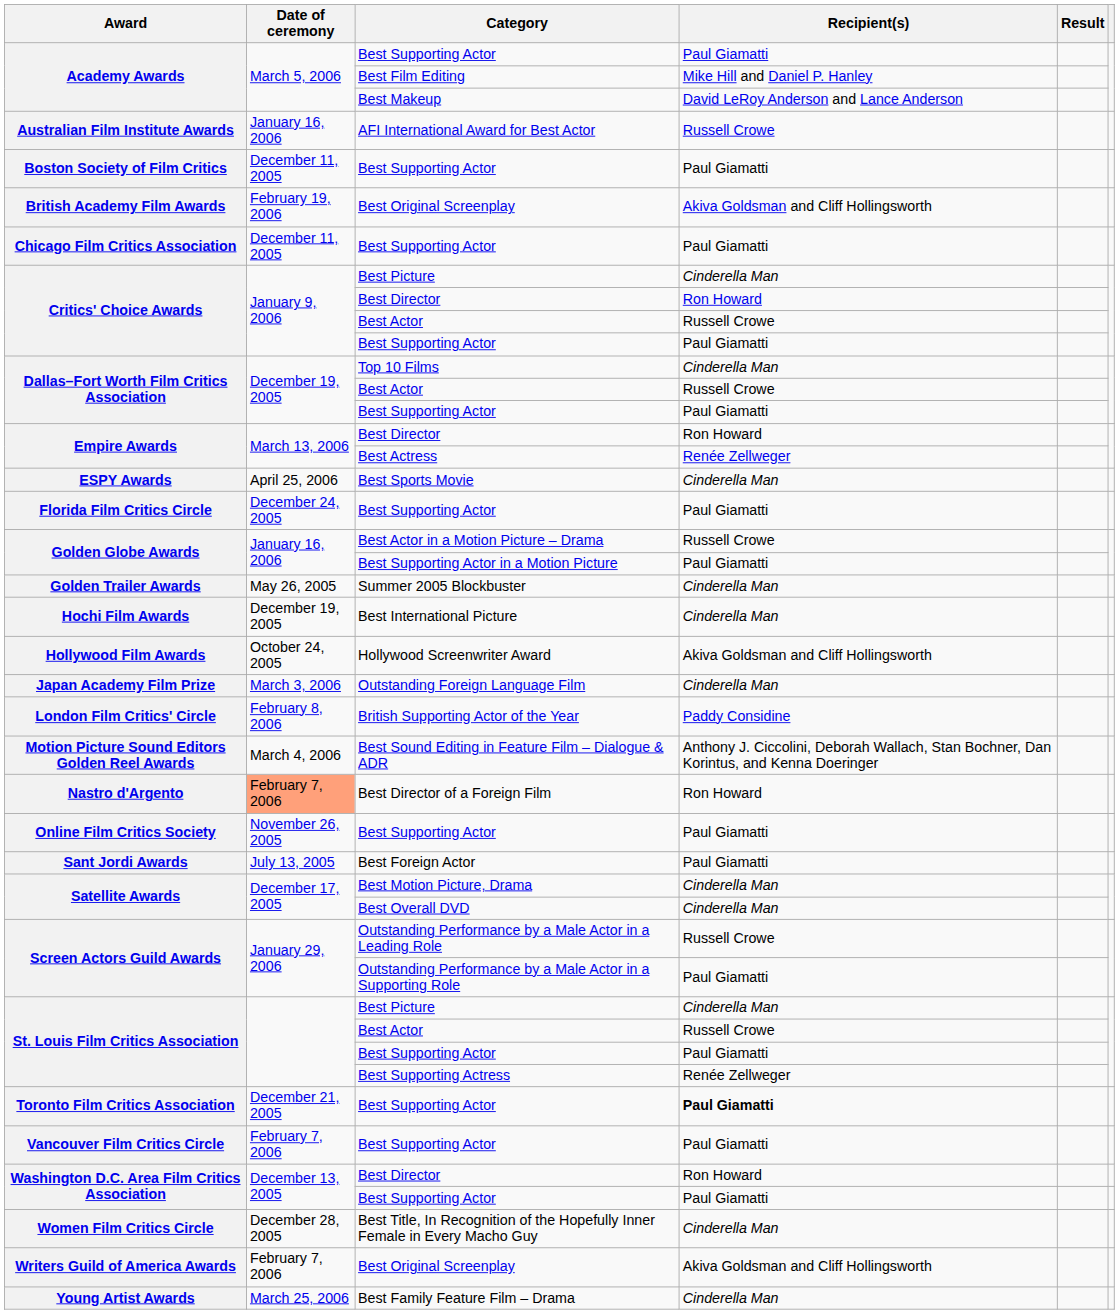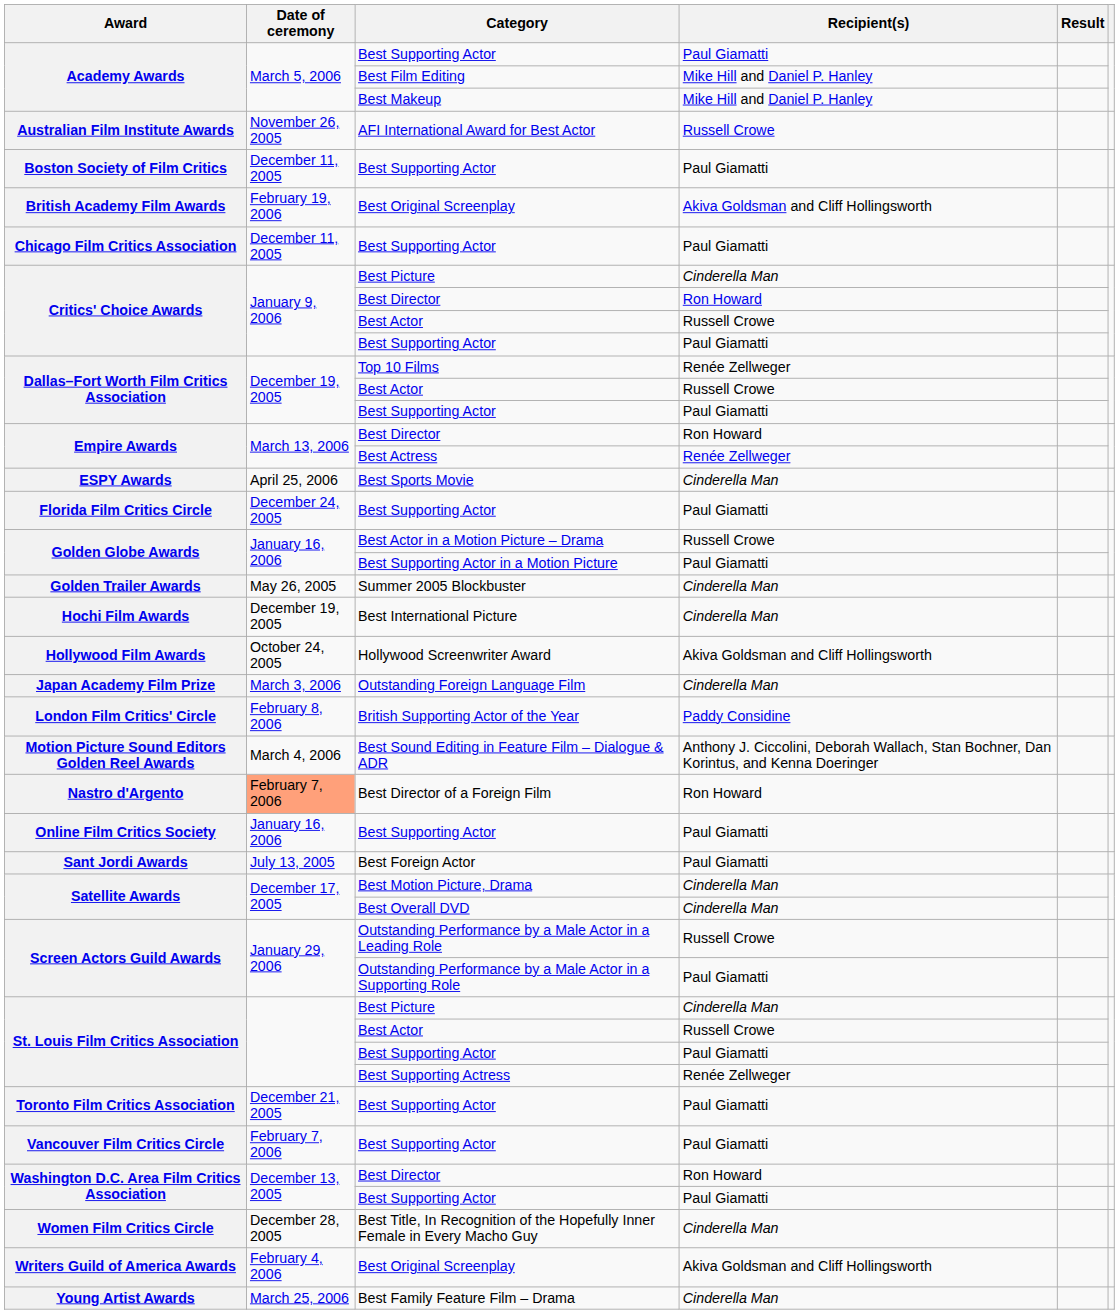(823, 99) David LeRoy Anderson and Lance Anderson -> (778, 99) Mike Hill and Daniel P. Hanley
(287, 130) January 16, 2006 -> (295, 130) November 26, 2005
(731, 366) Cinderella Man -> (737, 366) Renée Zellweger
(295, 832) November 26, 2005 -> (287, 832) January 16, 2006
(728, 1106) bold -> (726, 1106) normal
(286, 1267) February 7, 2006 -> (286, 1267) February 4, 2006
